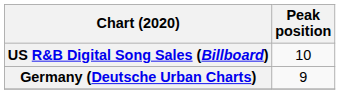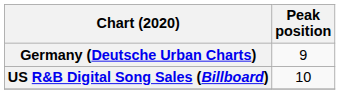rows swapped: (138, 77) <-> (138, 54)
